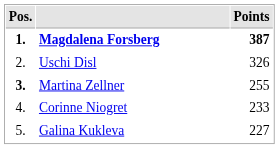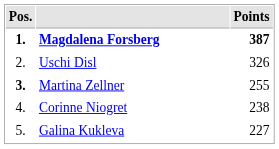(259, 107) 233 -> (259, 107) 238
